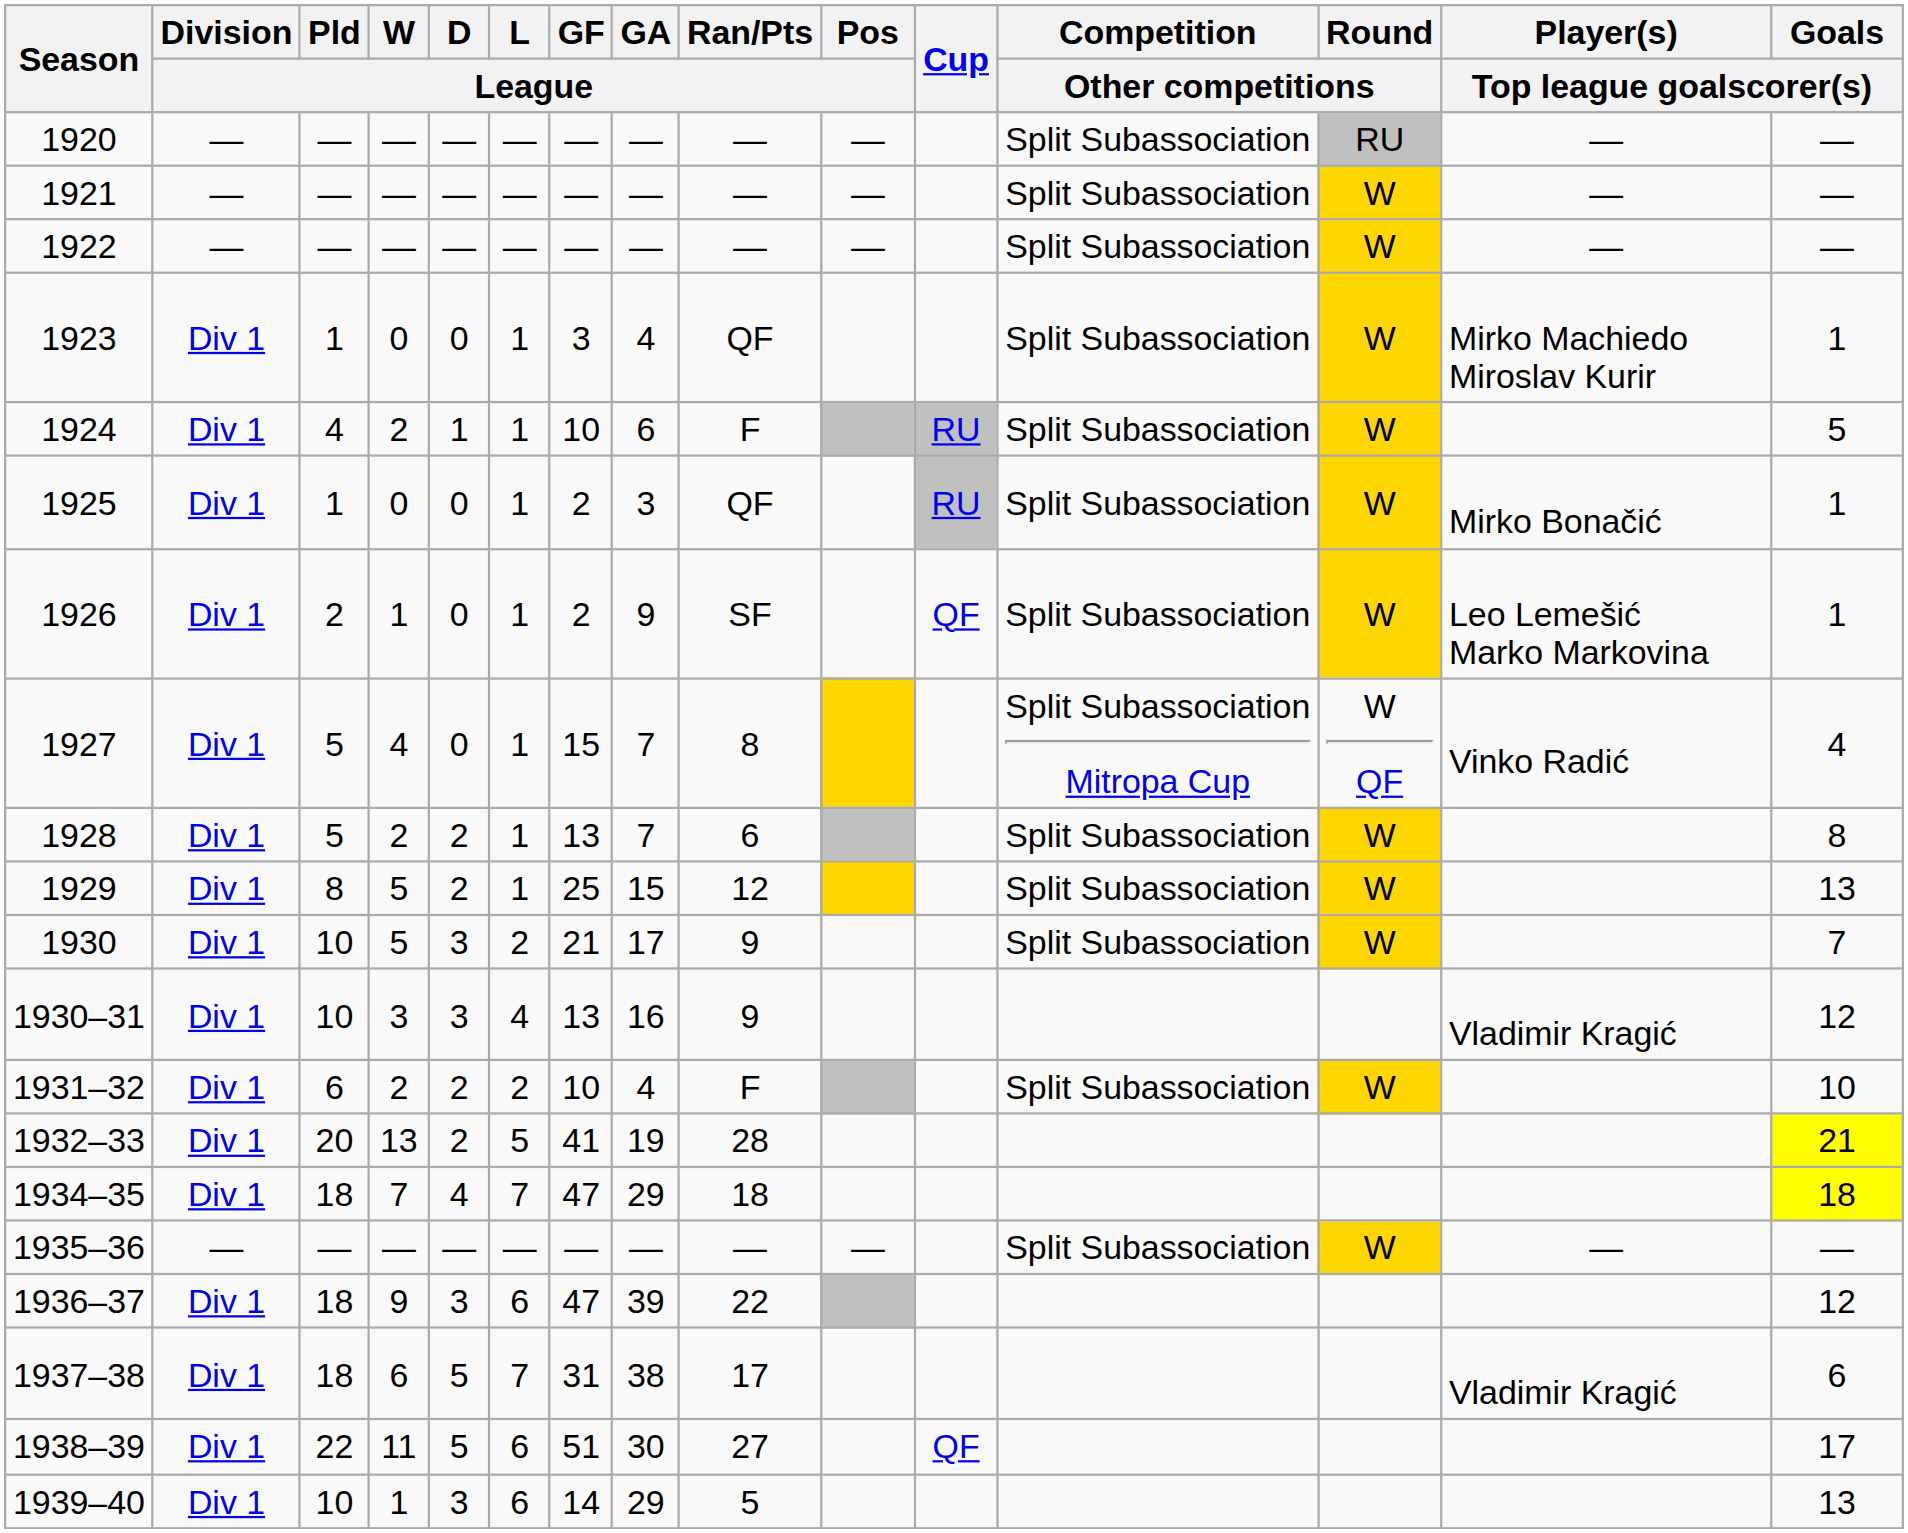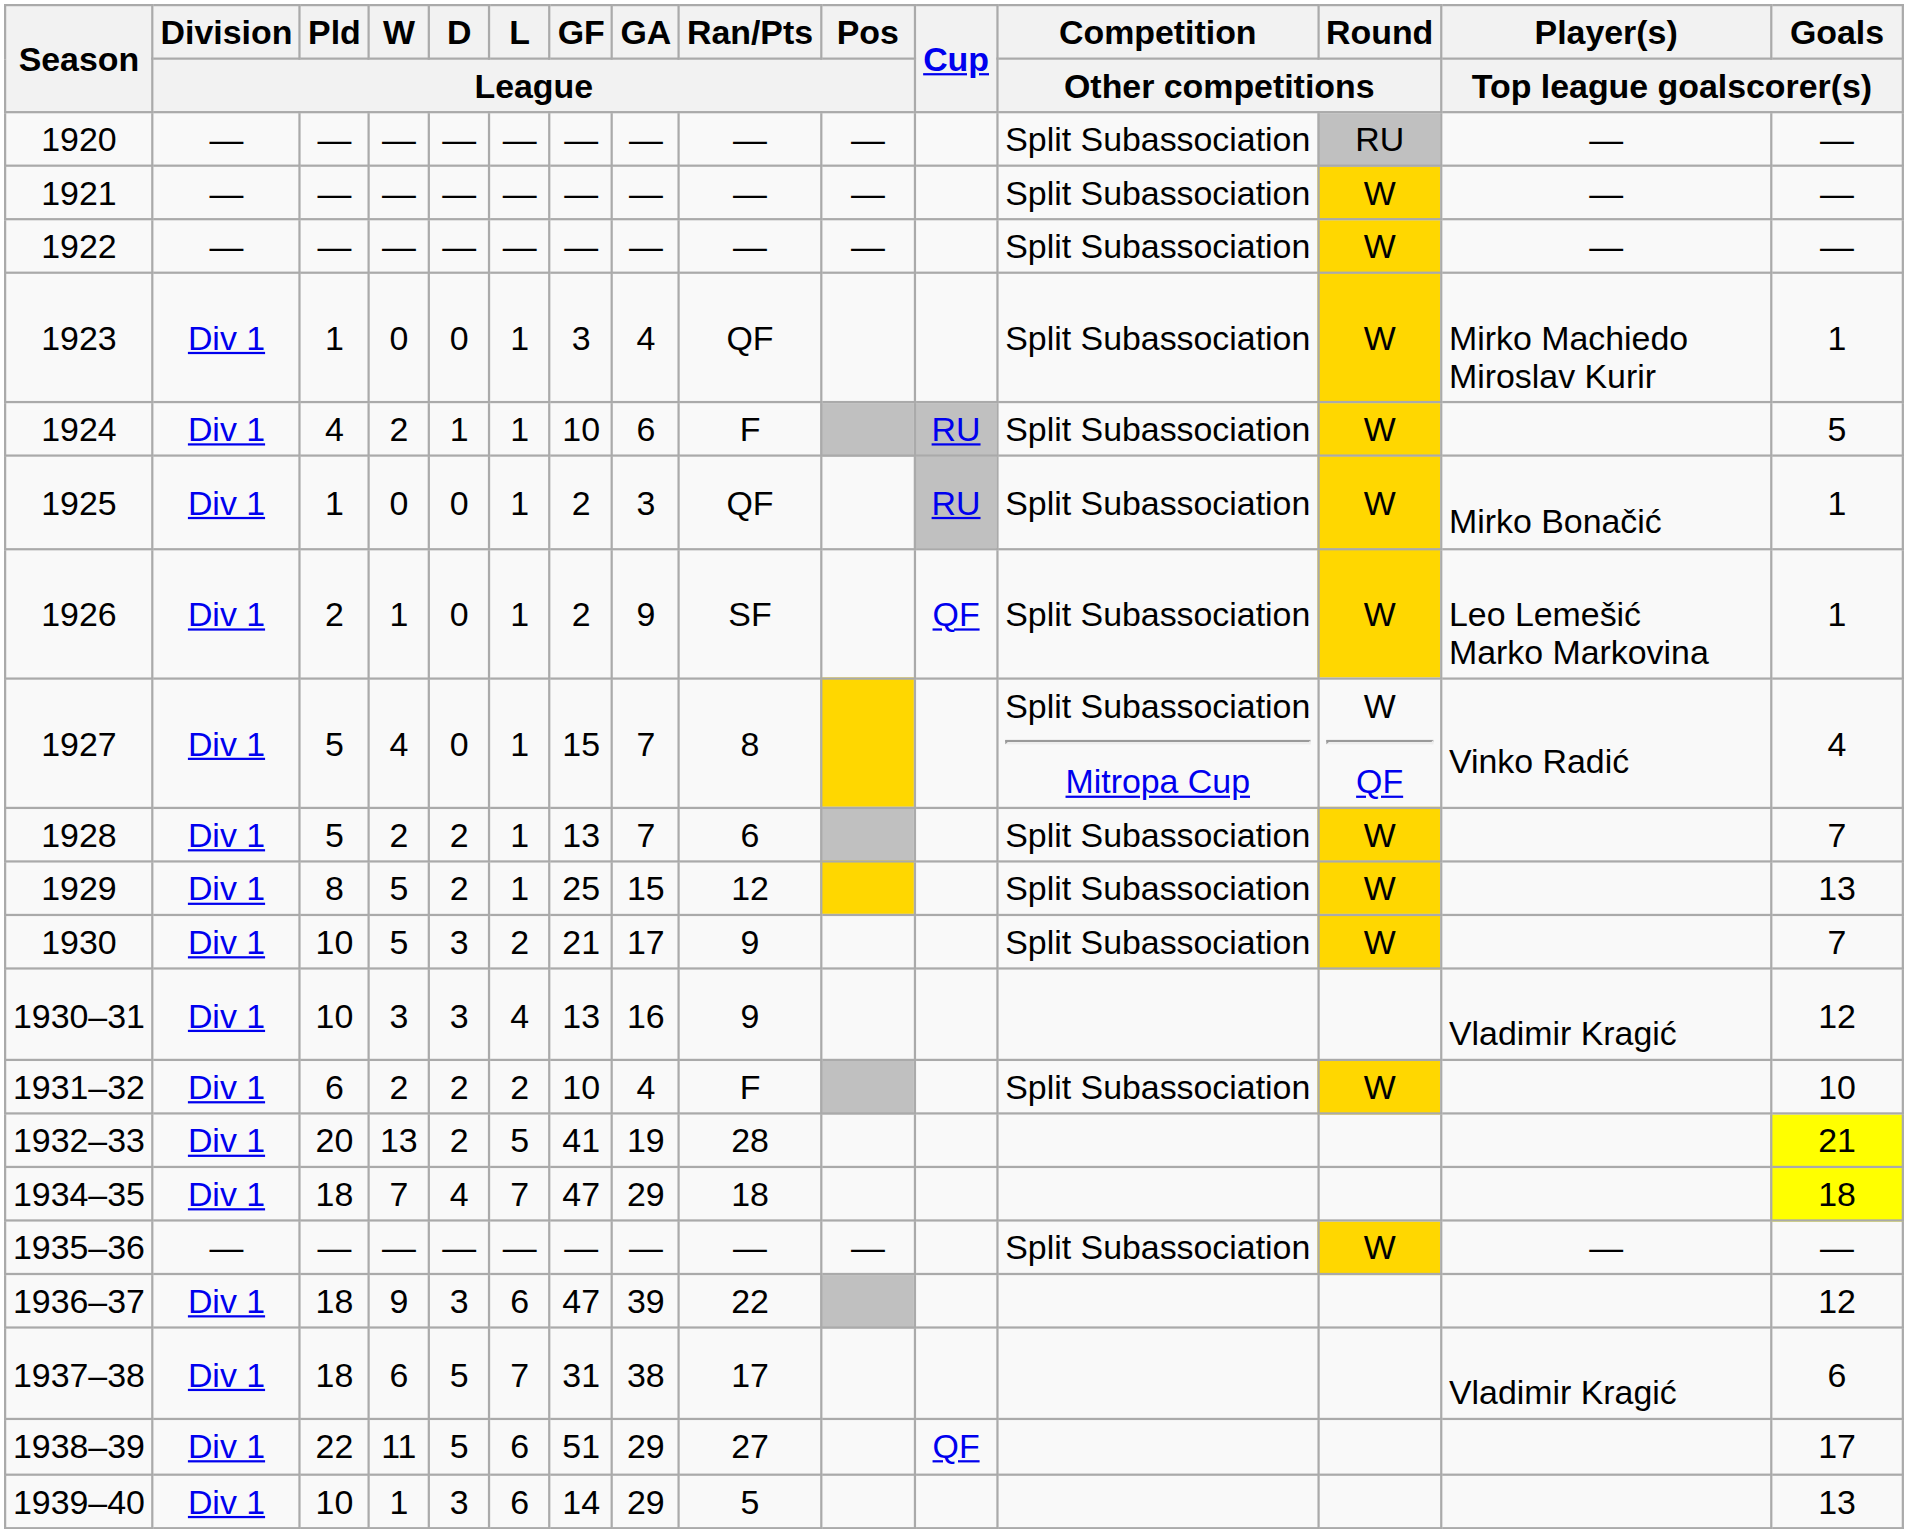(1837, 835) 8 -> (1837, 835) 7
(646, 1447) 30 -> (646, 1447) 29
